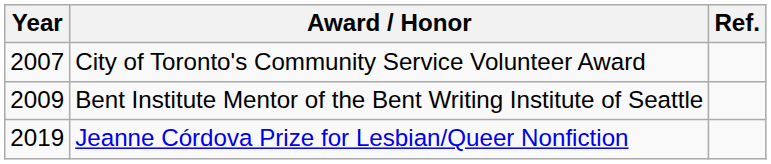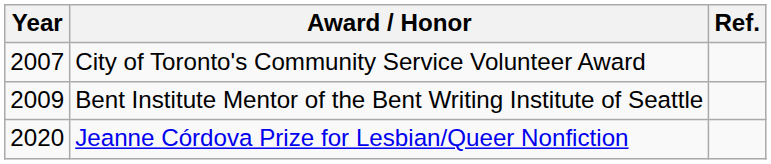(37, 138) 2019 -> (37, 138) 2020
